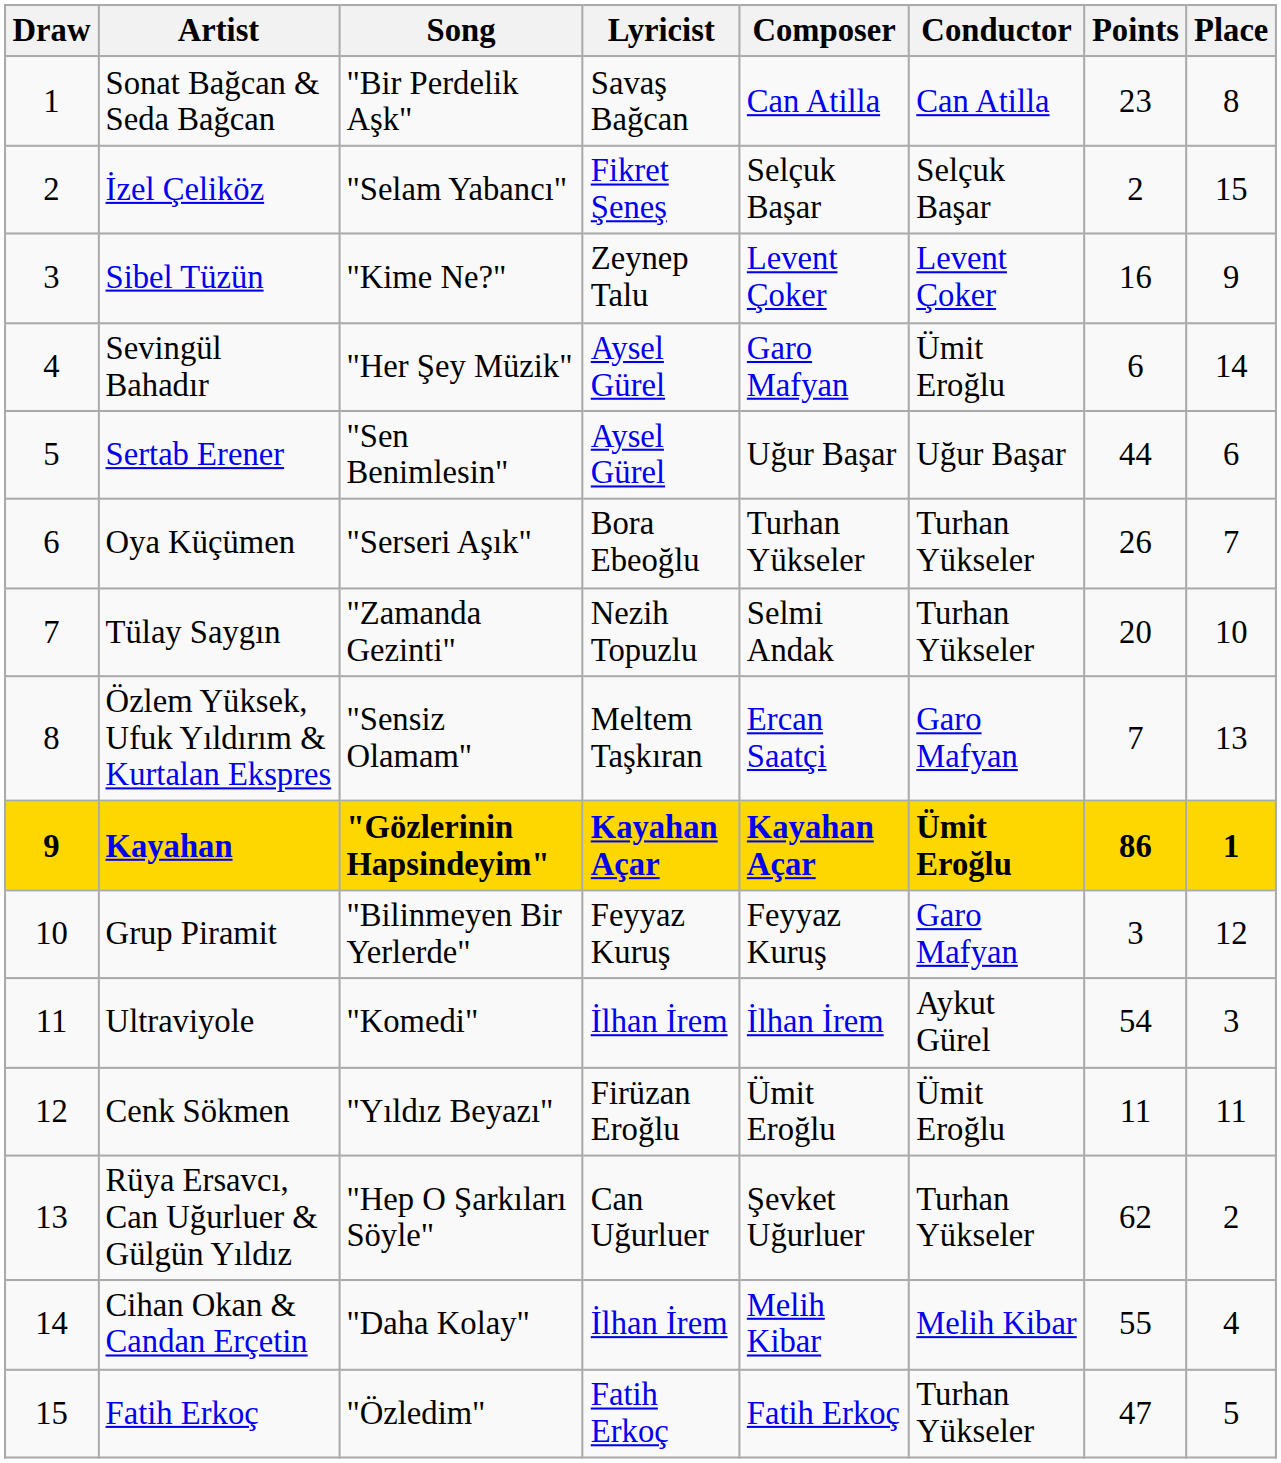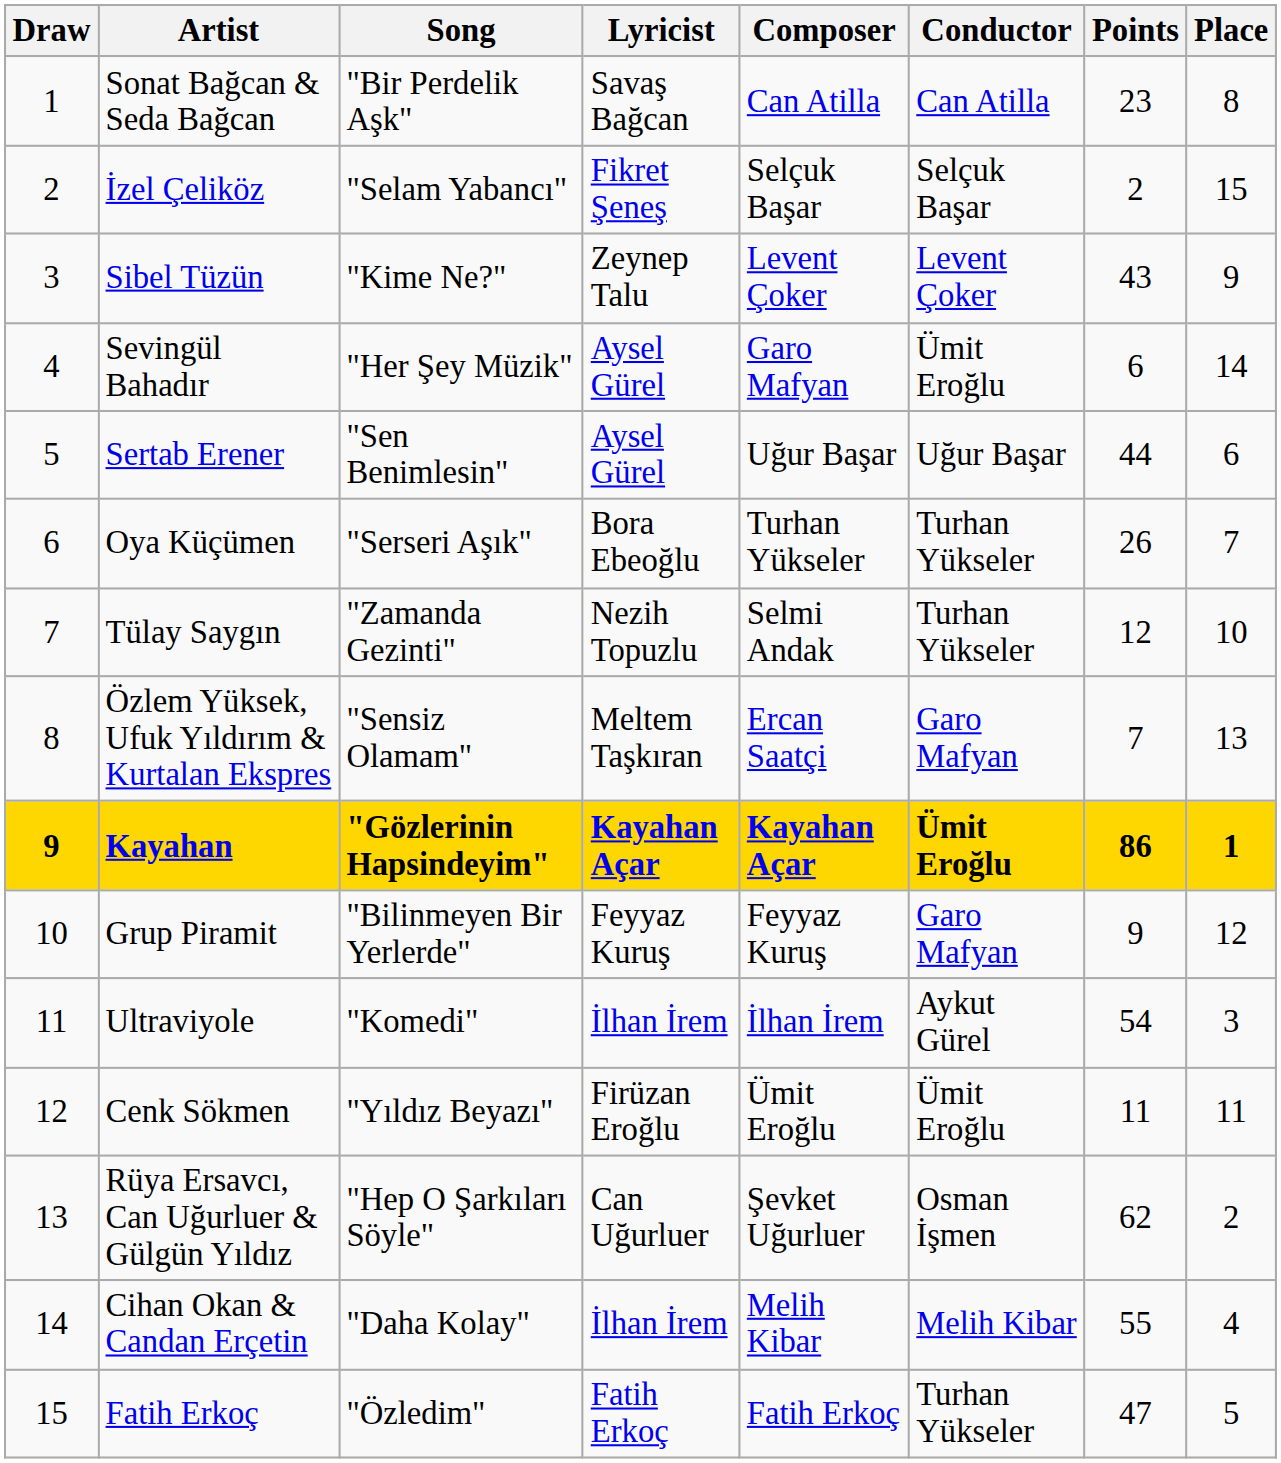(1135, 277) 16 -> (1135, 277) 43
(1135, 631) 20 -> (1135, 631) 12
(1135, 933) 3 -> (1135, 933) 9
(975, 1217) Turhan Yükseler -> (963, 1217) Osman İşmen
